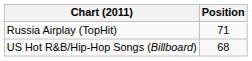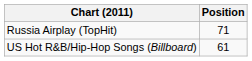(223, 47) 68 -> (223, 47) 61
